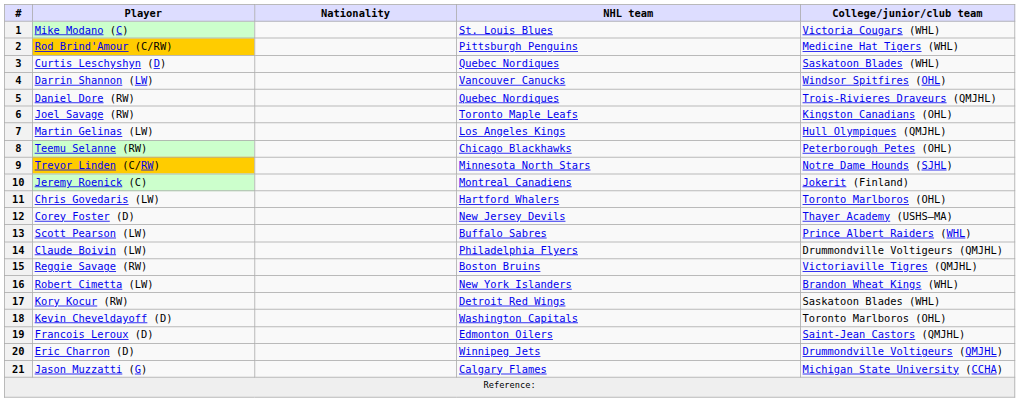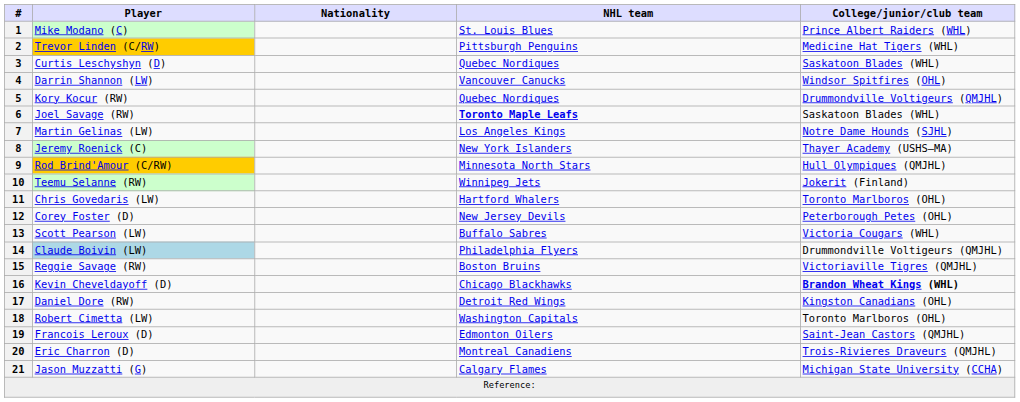(871, 30) Victoria Cougars (WHL) -> (887, 30) Prince Albert Raiders (WHL)
(104, 47) Rod Brind'Amour (C/RW) -> (97, 47) Trevor Linden (C/RW)
(85, 98) Daniel Dore (RW) -> (82, 98) Kory Kocur (RW)
(900, 98) Trois-Rivieres Draveurs (QMJHL) -> (903, 98) Drummondville Voltigeurs (QMJHL)
(518, 115) normal -> (518, 115) bold
(878, 115) Kingston Canadians (OHL) -> (871, 115) Saskatoon Blades (WHL)
(875, 132) Hull Olympiques (QMJHL) -> (878, 132) Notre Dame Hounds (SJHL)
(91, 148) Teemu Selanne (RW) -> (91, 148) Jeremy Roenick (C)
(515, 148) Chicago Blackhawks -> (515, 148) New York Islanders
(878, 148) Peterborough Petes (OHL) -> (878, 148) Thayer Academy (USHS–MA)
(97, 165) Trevor Linden (C/RW) -> (104, 165) Rod Brind'Amour (C/RW)
(878, 165) Notre Dame Hounds (SJHL) -> (875, 165) Hull Olympiques (QMJHL)
(91, 182) Jeremy Roenick (C) -> (91, 182) Teemu Selanne (RW)
(515, 182) Montreal Canadiens -> (500, 182) Winnipeg Jets
(878, 216) Thayer Academy (USHS–MA) -> (878, 216) Peterborough Petes (OHL)
(887, 233) Prince Albert Raiders (WHL) -> (871, 233) Victoria Cougars (WHL)
(91, 250) no background -> (91, 250) lightblue background
(94, 284) Robert Cimetta (LW) -> (104, 284) Kevin Cheveldayoff (D)
(515, 284) New York Islanders -> (515, 284) Chicago Blackhawks
(881, 284) normal -> (881, 284) bold
(82, 301) Kory Kocur (RW) -> (85, 301) Daniel Dore (RW)
(871, 301) Saskatoon Blades (WHL) -> (878, 301) Kingston Canadians (OHL)
(104, 318) Kevin Cheveldayoff (D) -> (94, 318) Robert Cimetta (LW)
(500, 352) Winnipeg Jets -> (515, 352) Montreal Canadiens
(903, 352) Drummondville Voltigeurs (QMJHL) -> (900, 352) Trois-Rivieres Draveurs (QMJHL)
